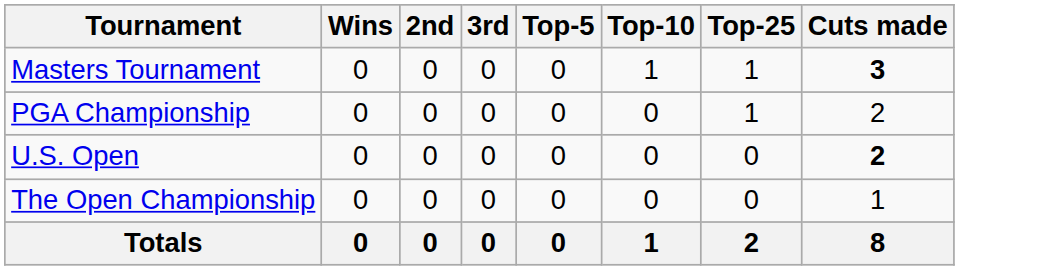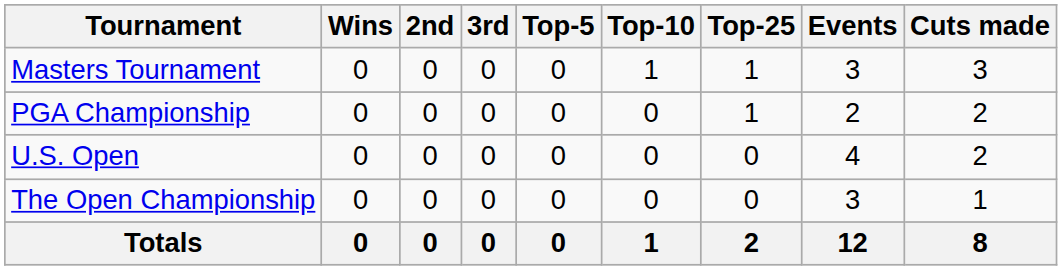+ column: (853, 26)
(878, 69) bold -> (980, 69) normal
(878, 156) bold -> (980, 156) normal
